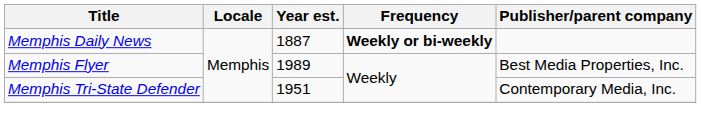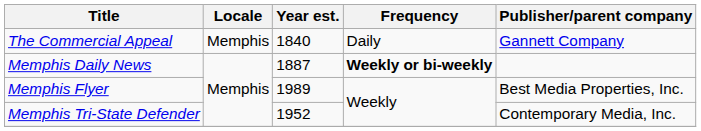+ row: (90, 41)
(293, 89) 1951 -> (293, 114) 1952
